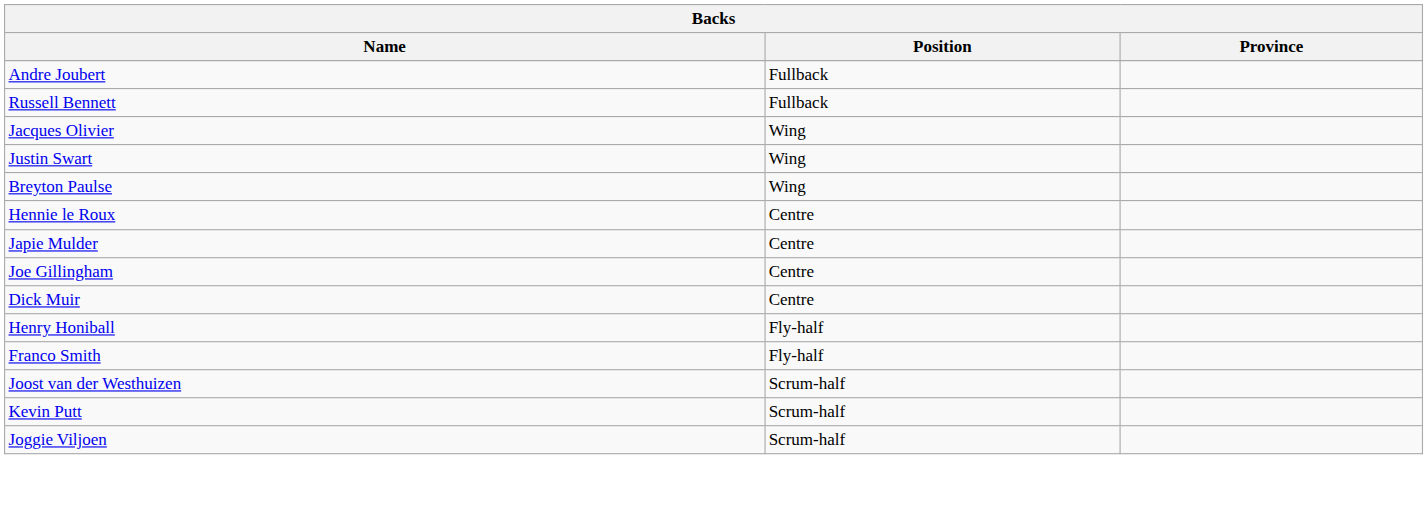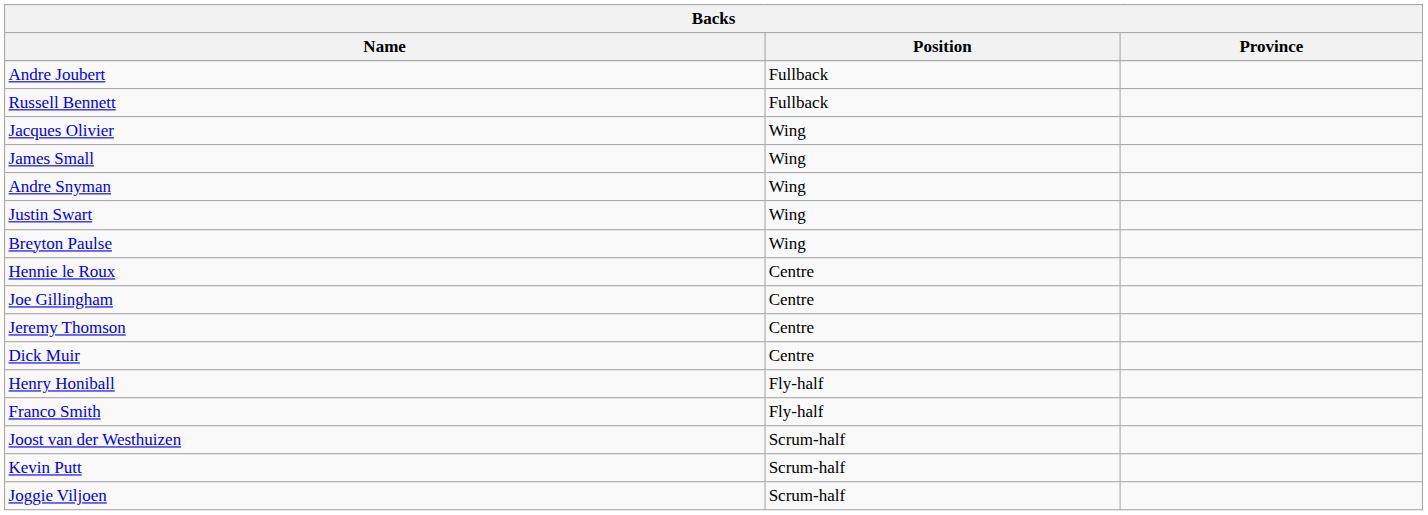+ row: (51, 159)
+ row: (60, 187)
- row: (53, 243)
+ row: (67, 327)
